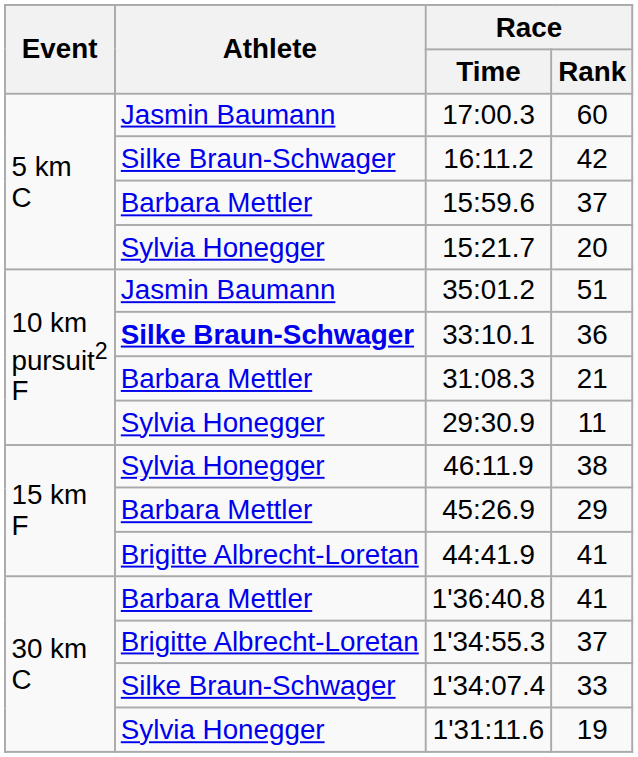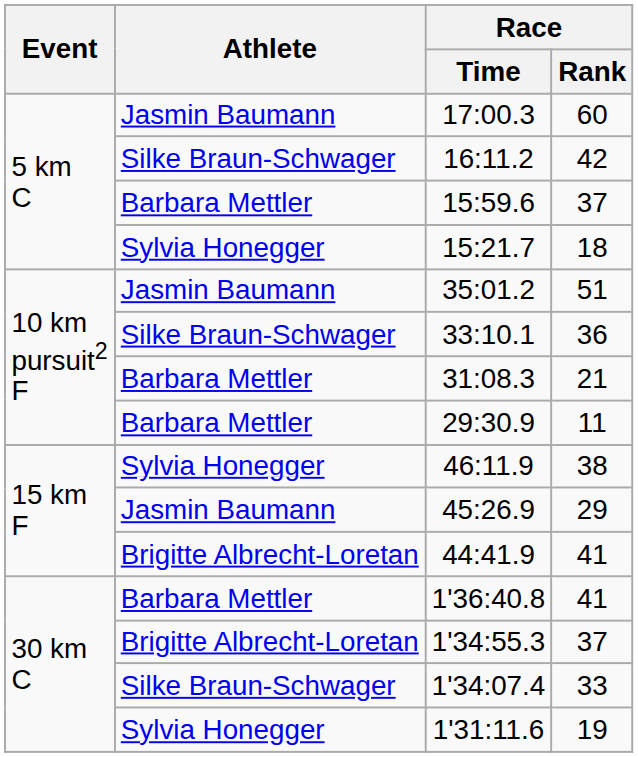(592, 247) 20 -> (592, 247) 18
(267, 335) bold -> (258, 335) normal
(223, 422) Sylvia Honegger -> (217, 422) Barbara Mettler
(217, 510) Barbara Mettler -> (228, 510) Jasmin Baumann
